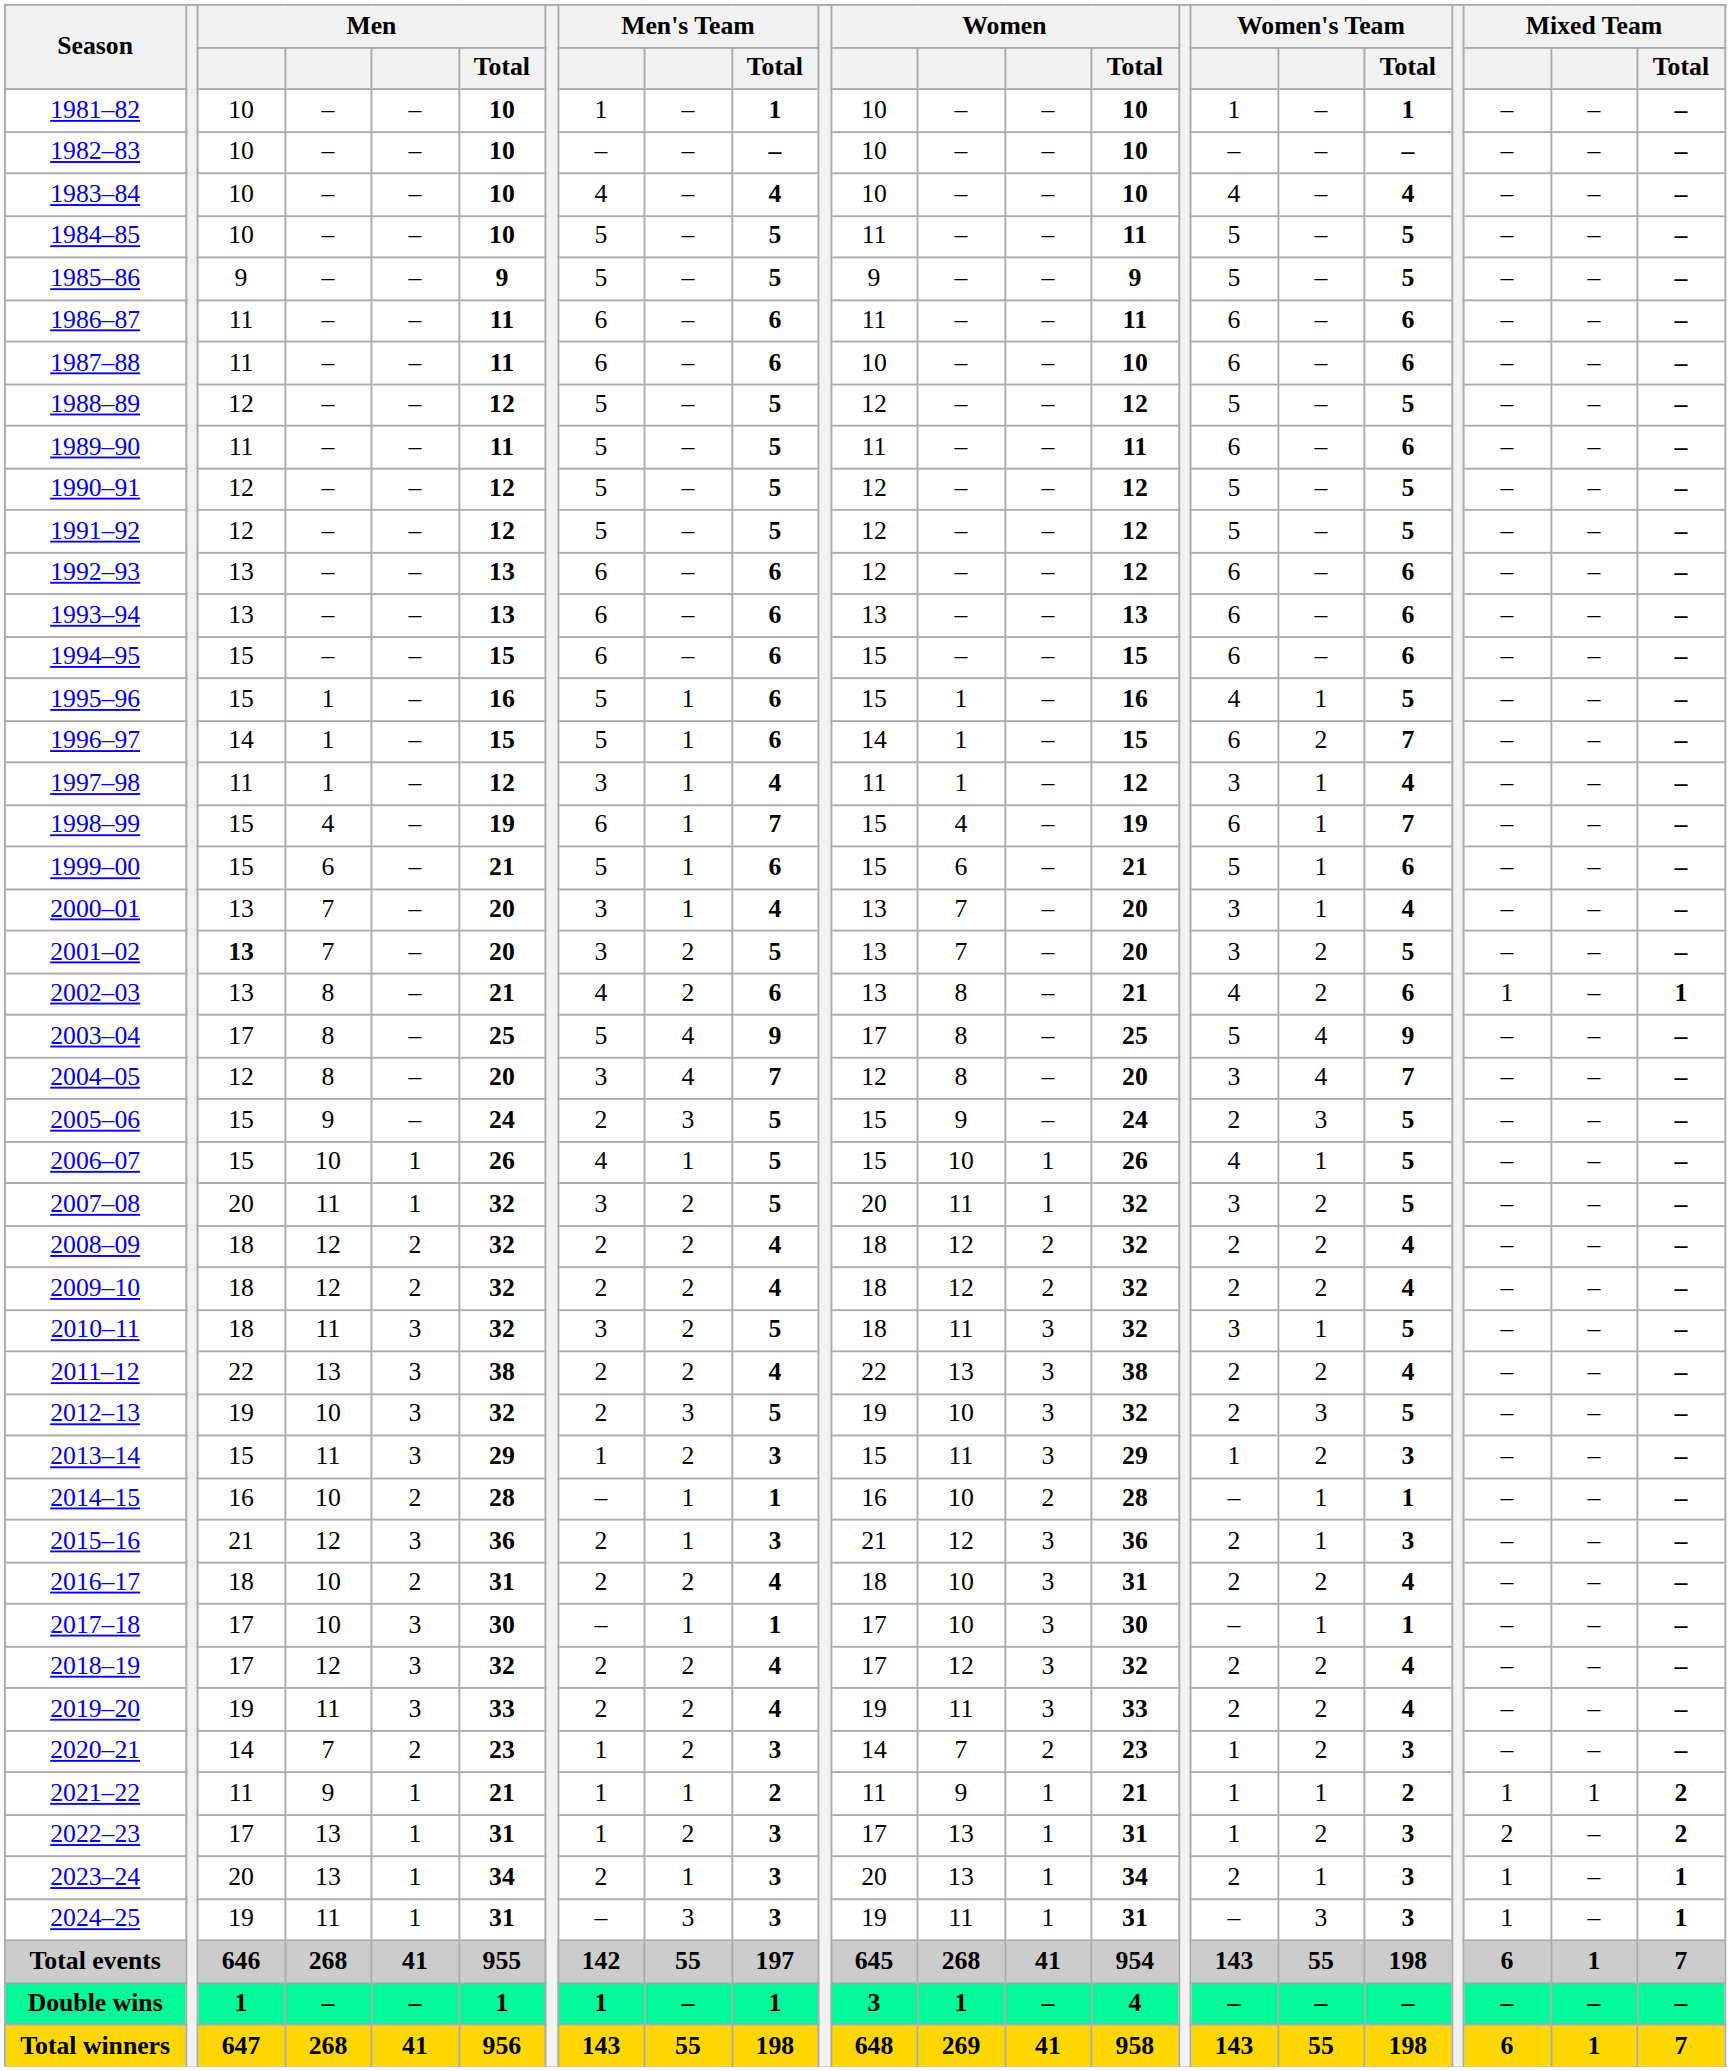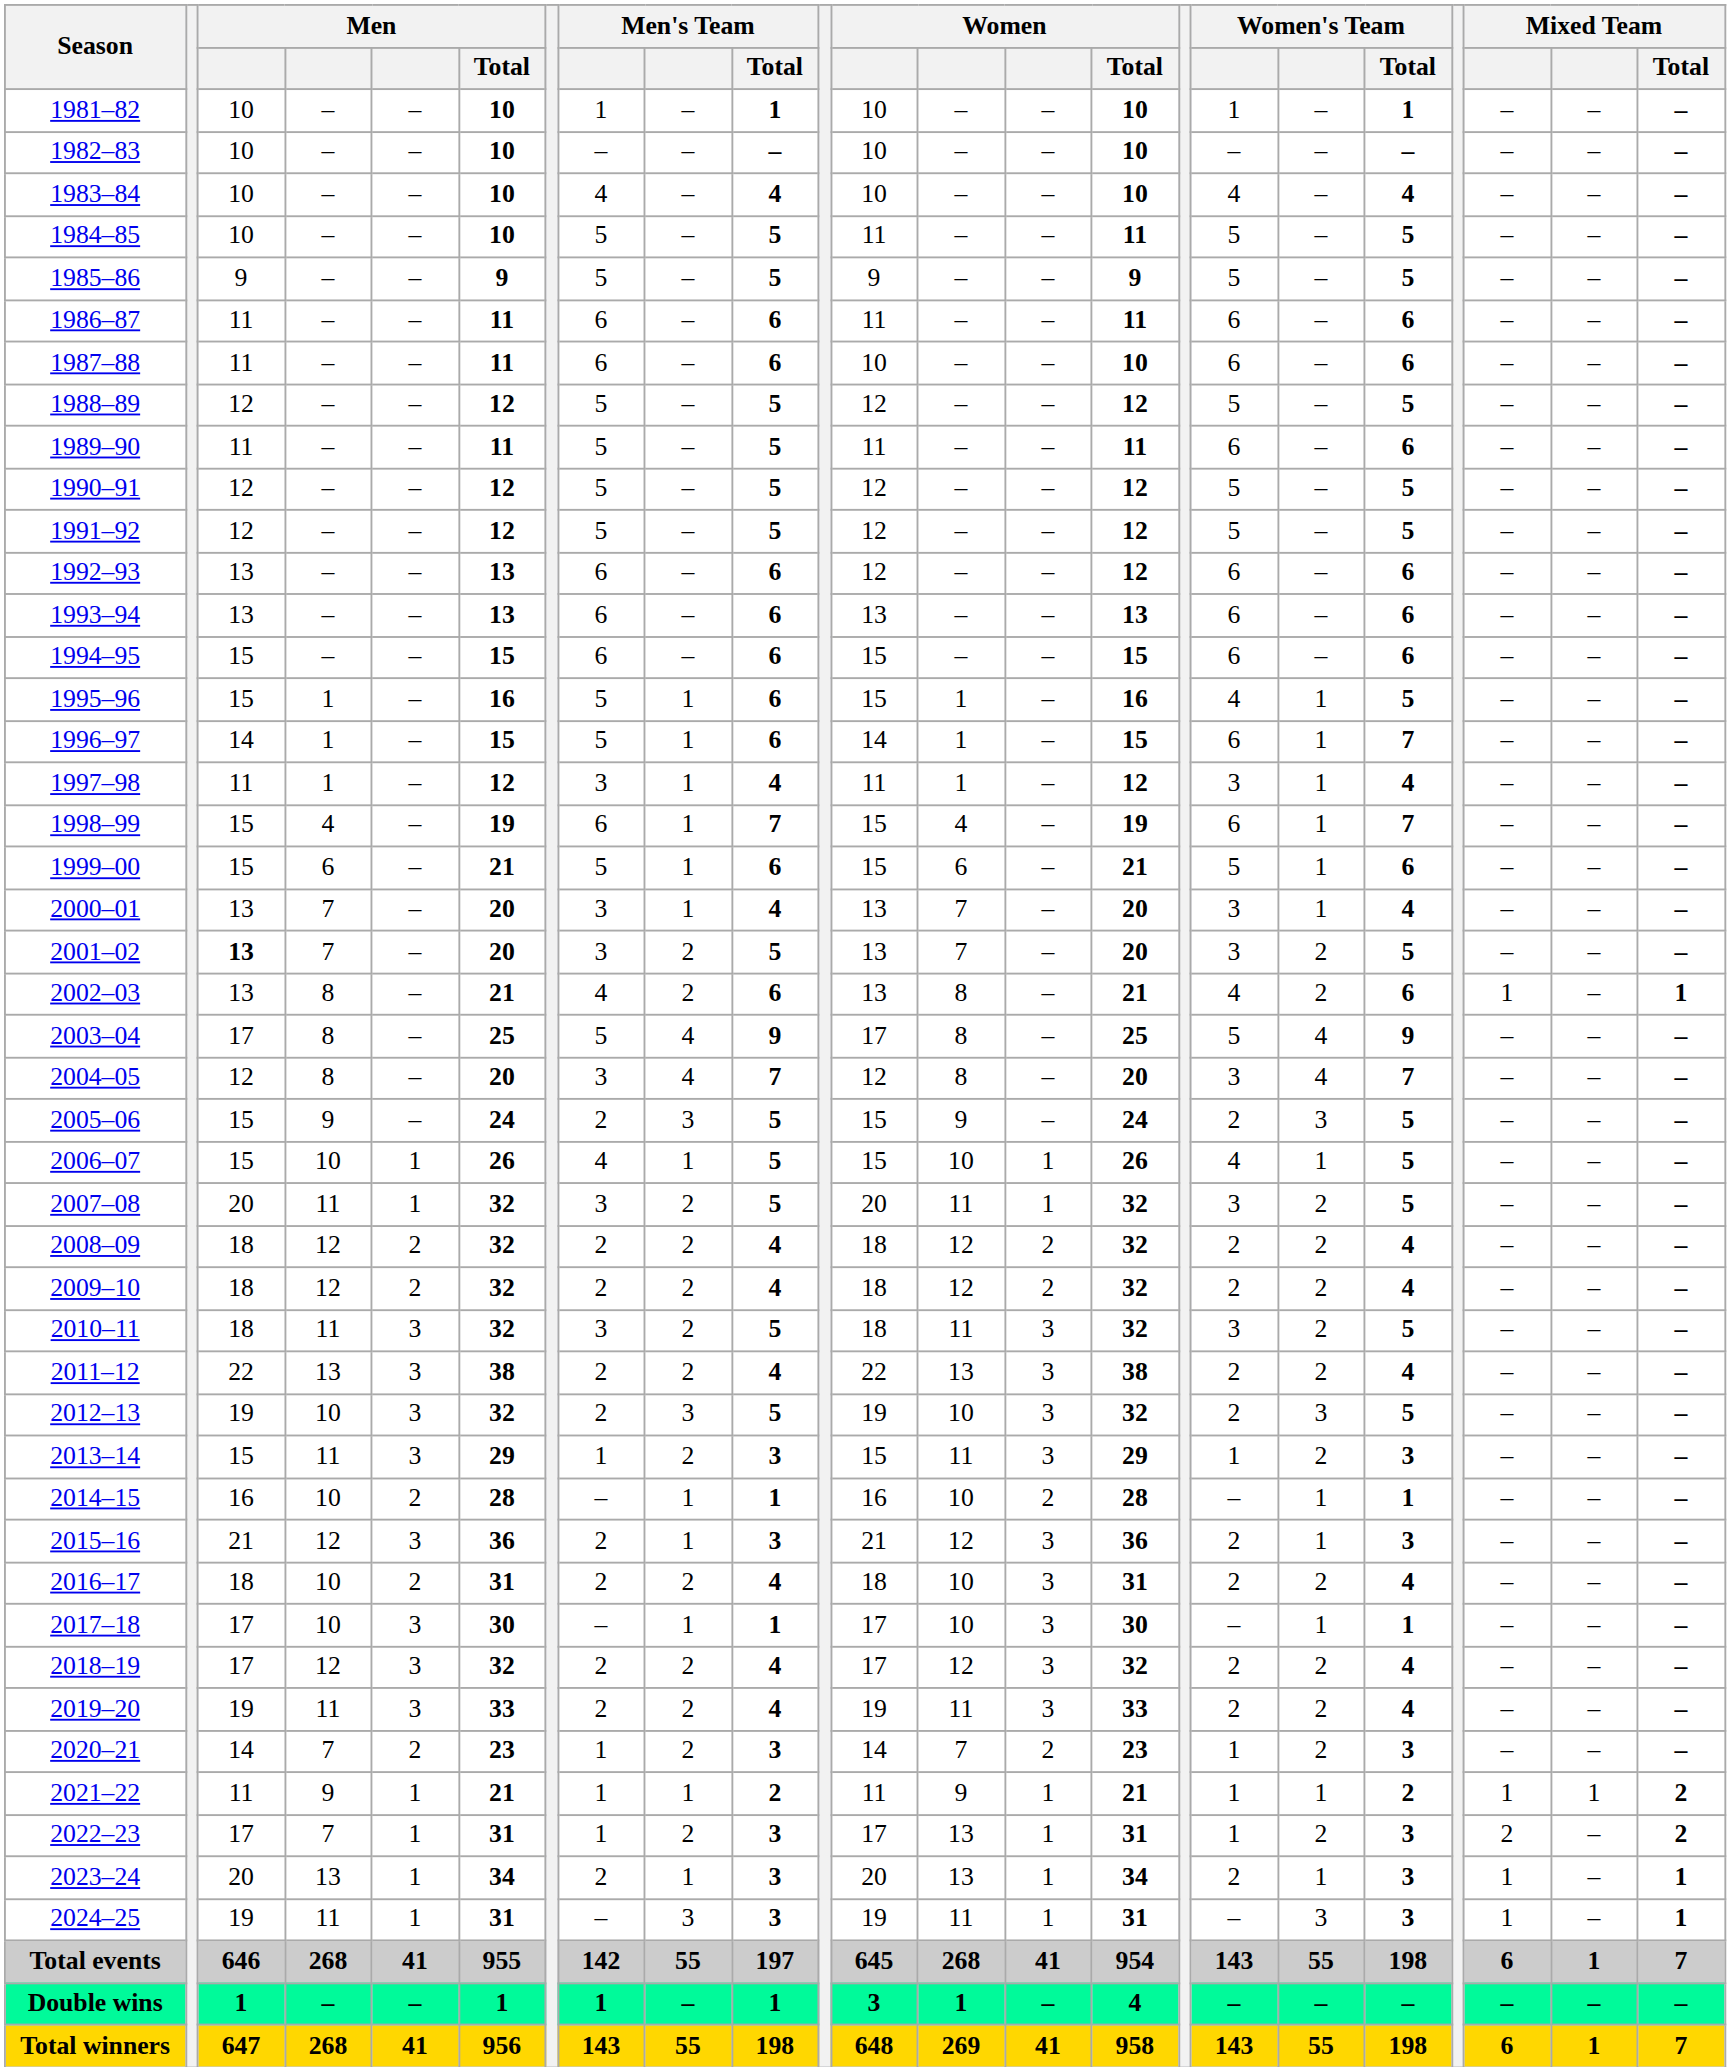(1321, 740) 2 -> (1321, 740) 1
(1321, 1329) 1 -> (1321, 1329) 2
(328, 1834) 13 -> (328, 1834) 7
